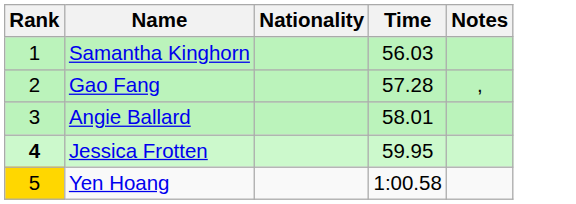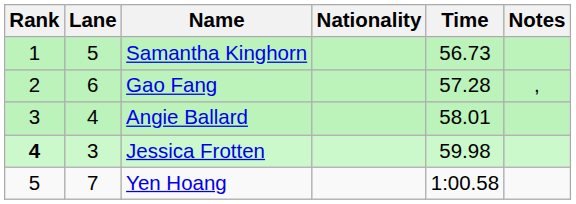+ column: (93, 20)
(408, 53) 56.03 -> (465, 53) 56.73
(408, 150) 59.95 -> (465, 150) 59.98
(34, 183) gold background -> (34, 183) no background
